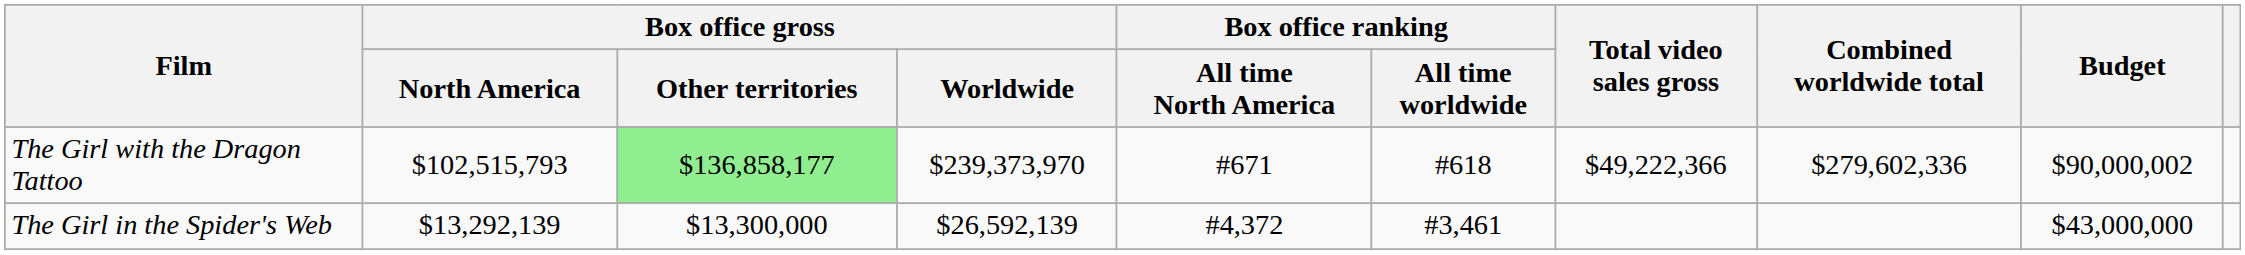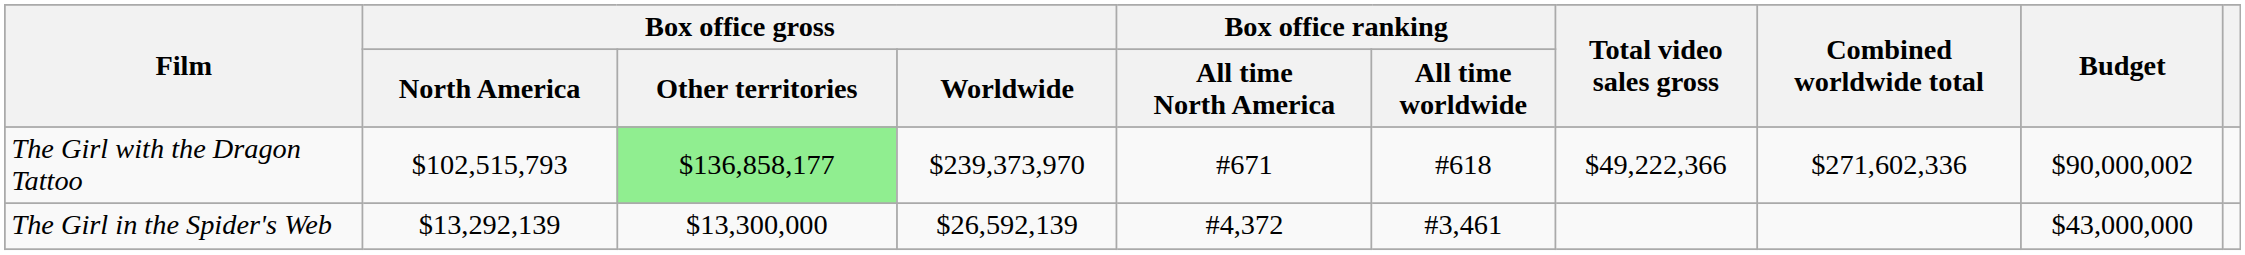(1889, 164) $279,602,336 -> (1889, 164) $271,602,336
